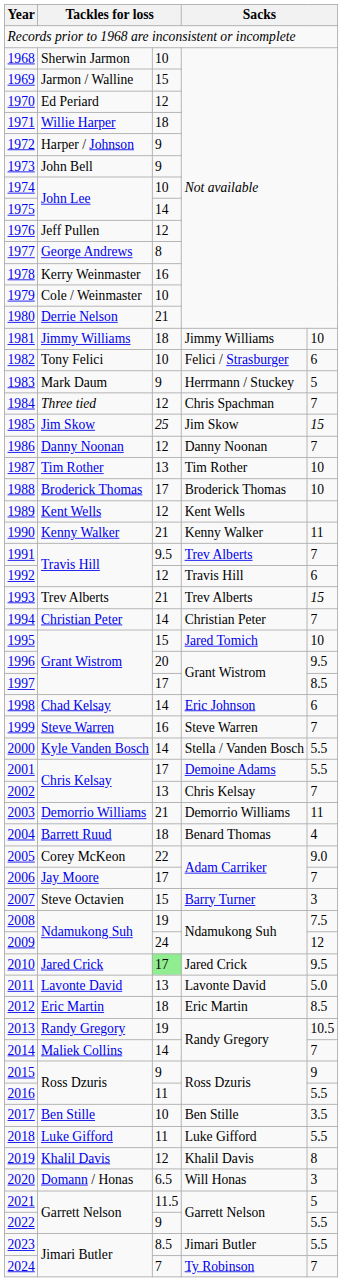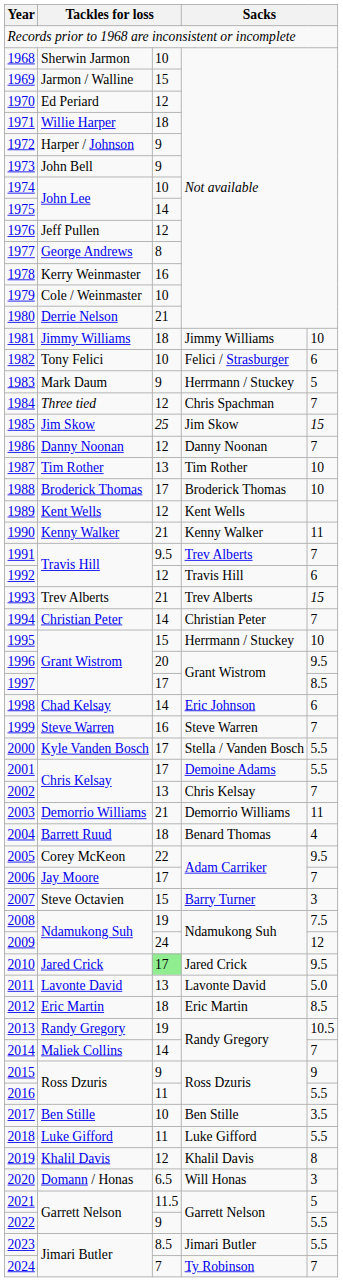(221, 640) Jared Tomich -> (239, 640) Herrmann / Stuckey
(162, 748) 14 -> (162, 748) 17
(319, 856) 9.0 -> (319, 856) 9.5
